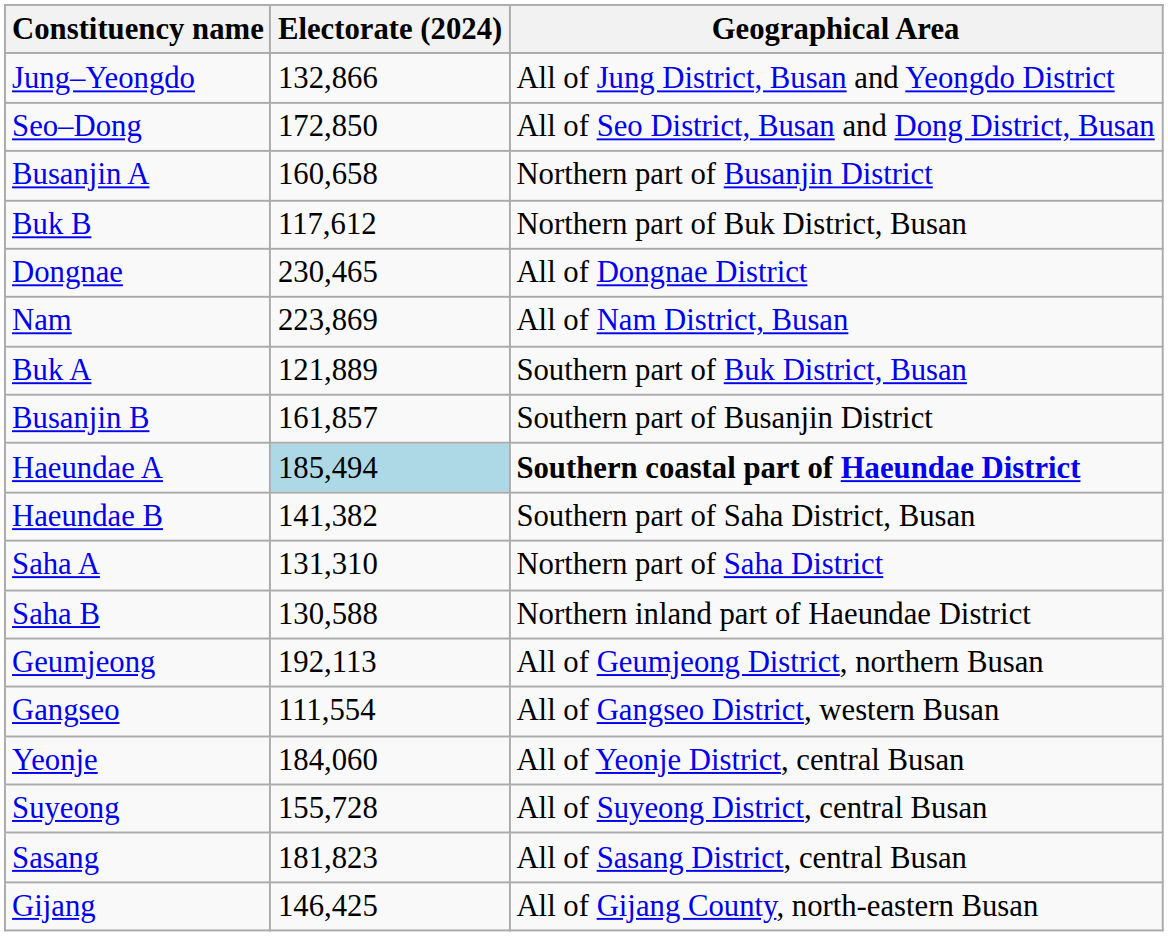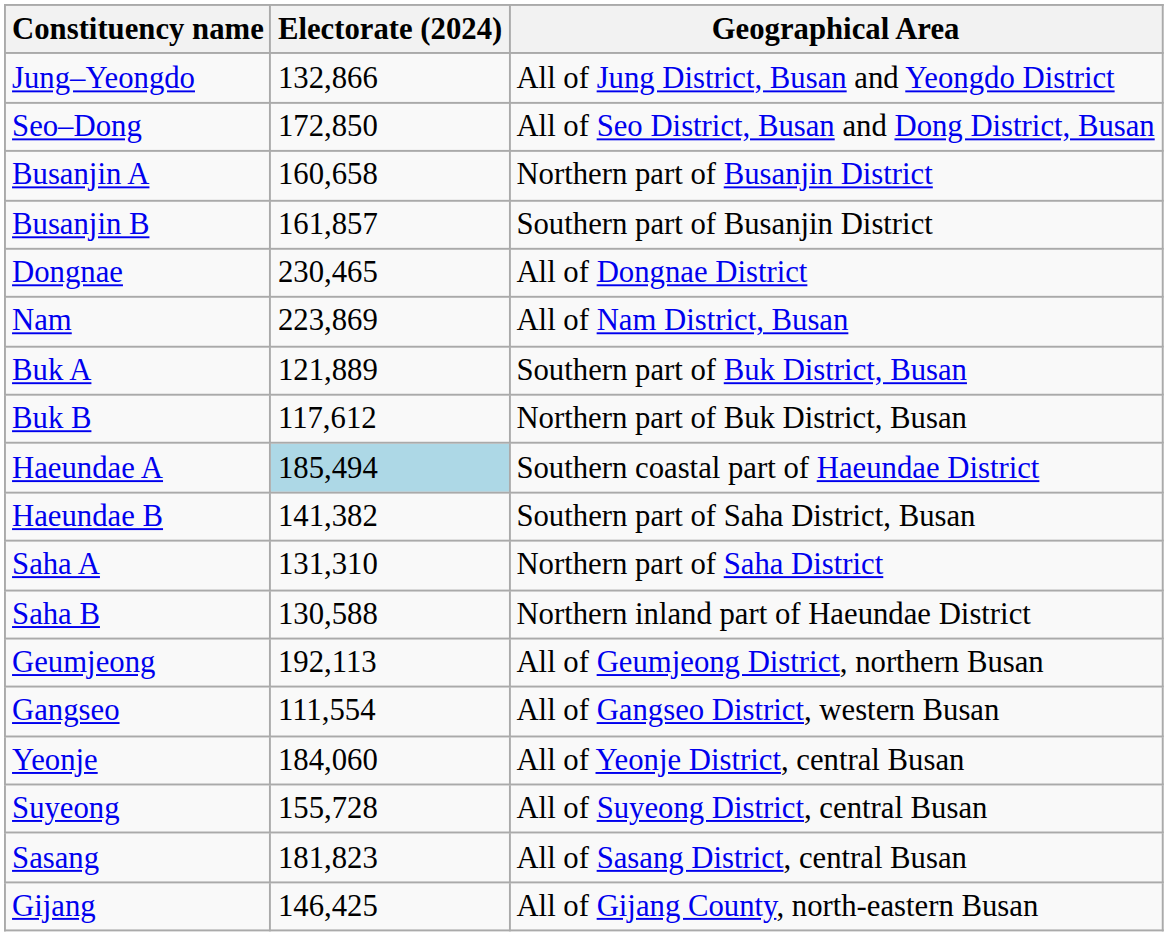rows swapped: (81, 418) <-> (52, 223)
(798, 467) bold -> (778, 467) normal
